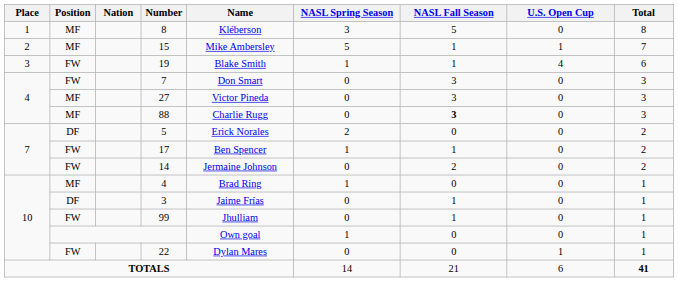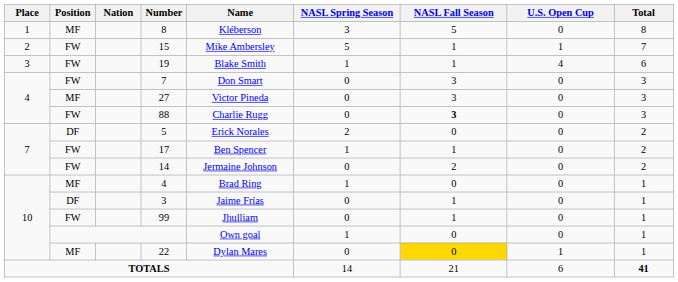(73, 47) MF -> (73, 47) FW
(73, 115) MF -> (73, 115) FW
(73, 251) FW -> (73, 251) MF
(454, 251) no background -> (454, 251) gold background
